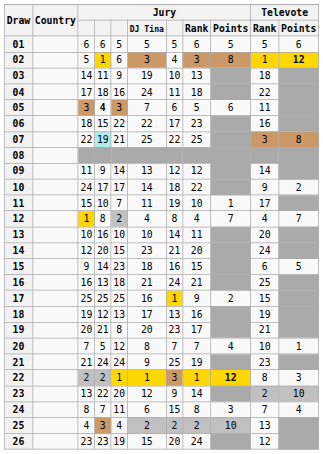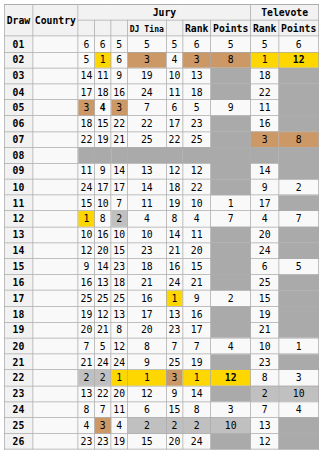(231, 108) 6 -> (231, 108) 9
(103, 139) paleturquoise background -> (103, 139) no background
